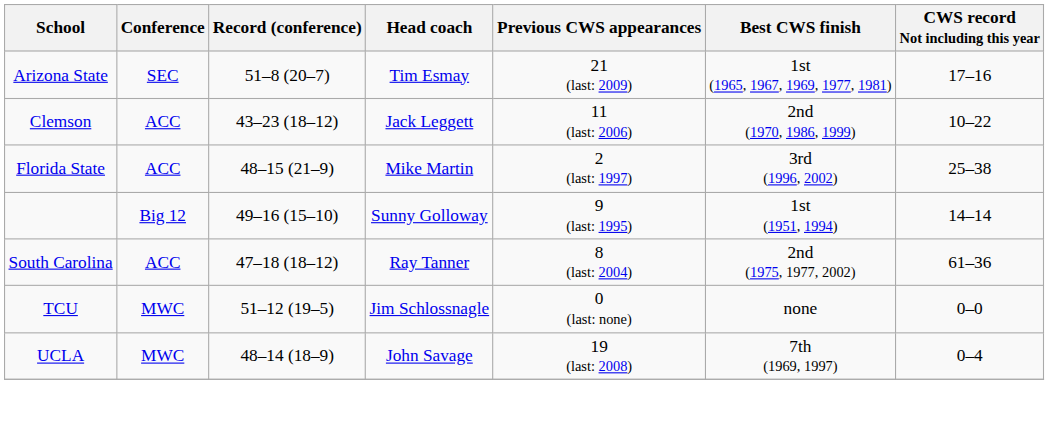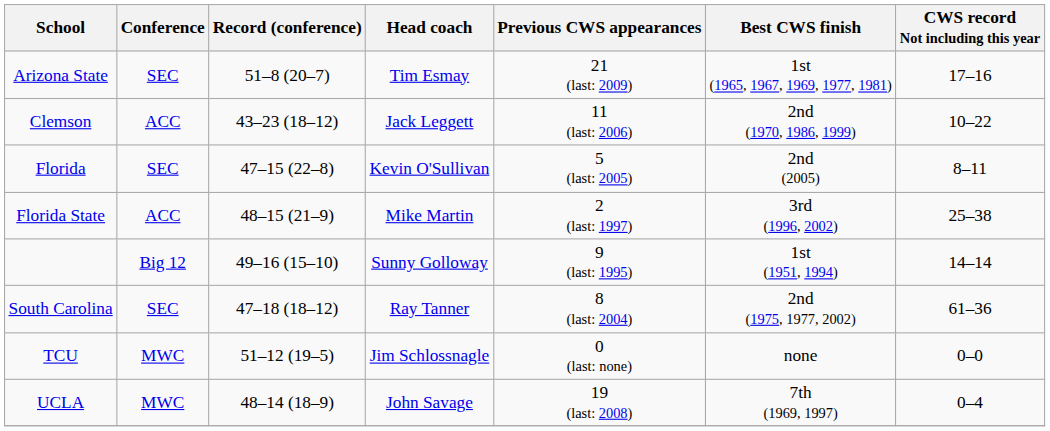+ row: (61, 168)
(163, 262) ACC -> (163, 308) SEC
